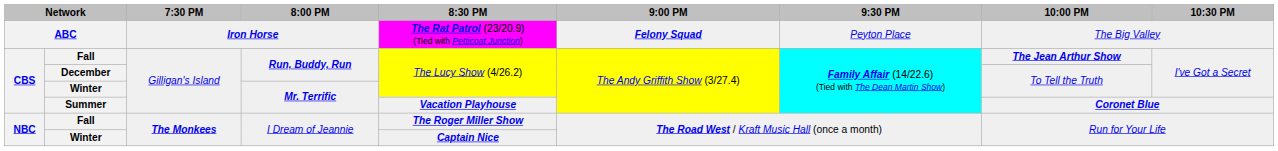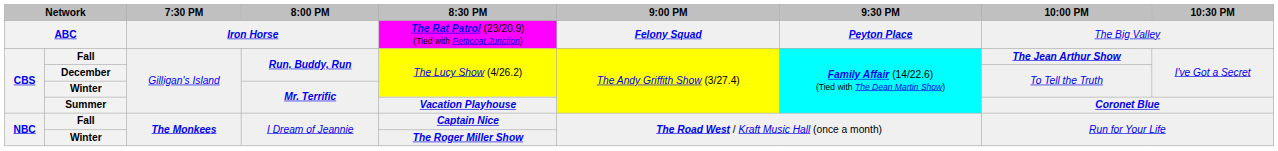(881, 34) normal -> (881, 34) bold
(468, 121) The Roger Miller Show -> (468, 121) Captain Nice
(468, 137) Captain Nice -> (468, 137) The Roger Miller Show
